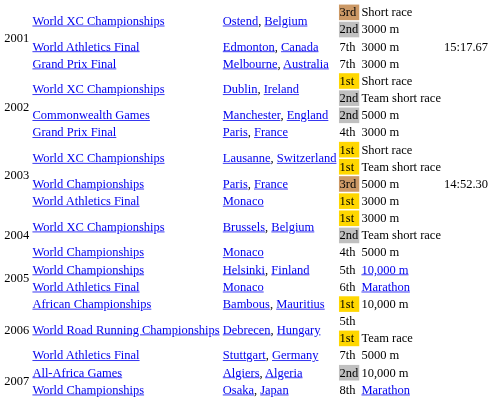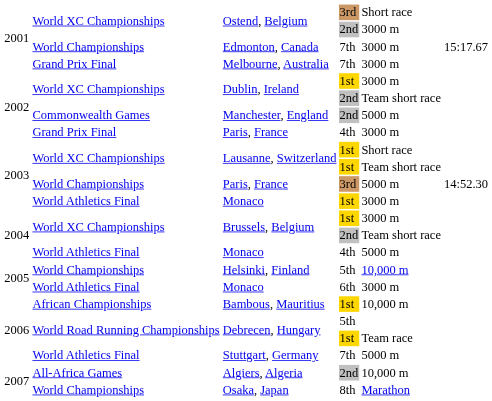(86, 46) World Athletics Final -> (88, 46) World Championships
(387, 81) Short race -> (380, 81) 3000 m
(88, 252) World Championships -> (86, 252) World Athletics Final
(386, 287) Marathon -> (380, 287) 3000 m
